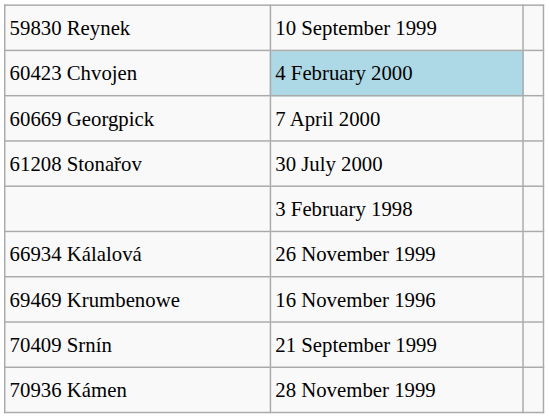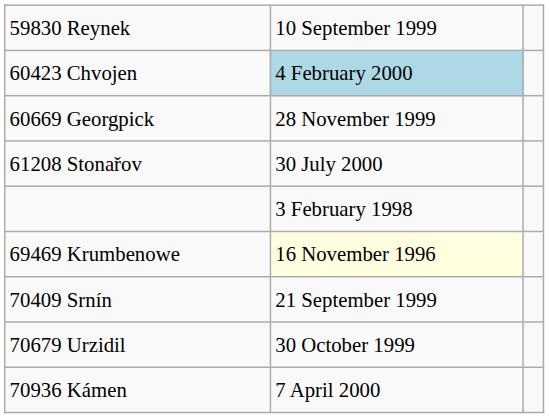(328, 118) 7 April 2000 -> (355, 118) 28 November 1999
- row: (76, 254)
(355, 299) no background -> (355, 254) lightyellow background
+ row: (68, 344)
(355, 389) 28 November 1999 -> (328, 389) 7 April 2000
